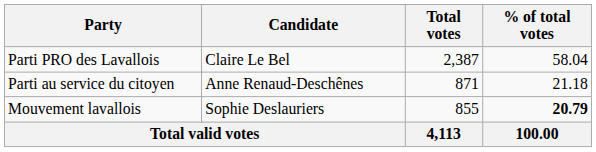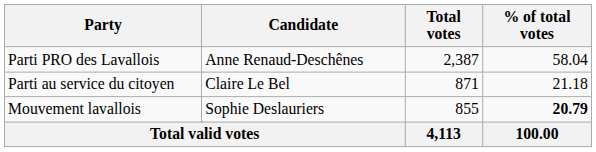(248, 59) Claire Le Bel -> (284, 59) Anne Renaud-Deschênes
(284, 84) Anne Renaud-Deschênes -> (248, 84) Claire Le Bel
